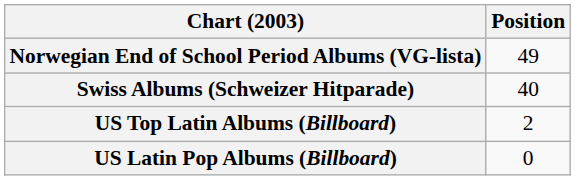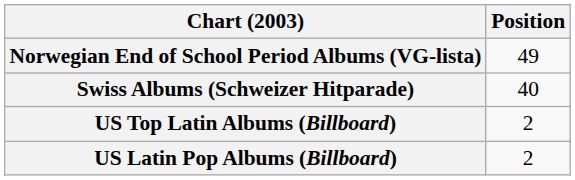(528, 157) 0 -> (528, 157) 2
